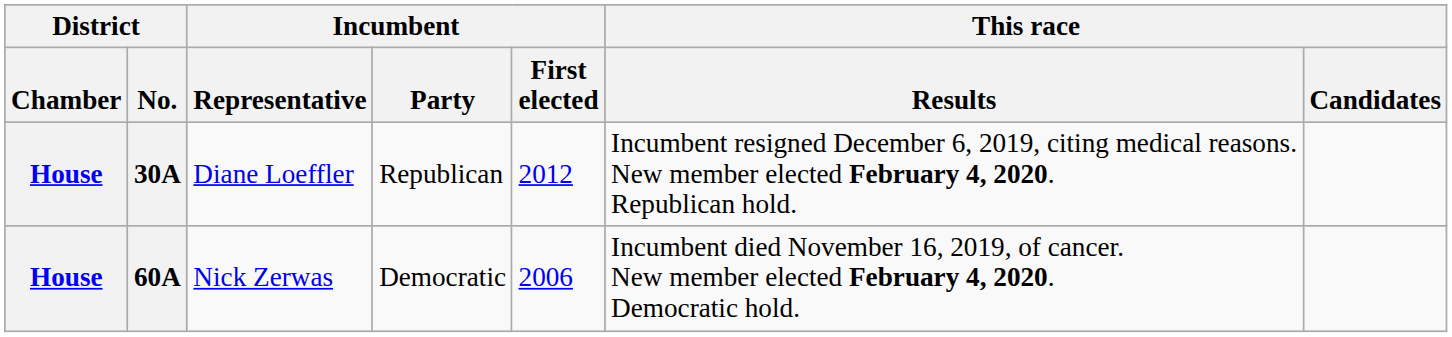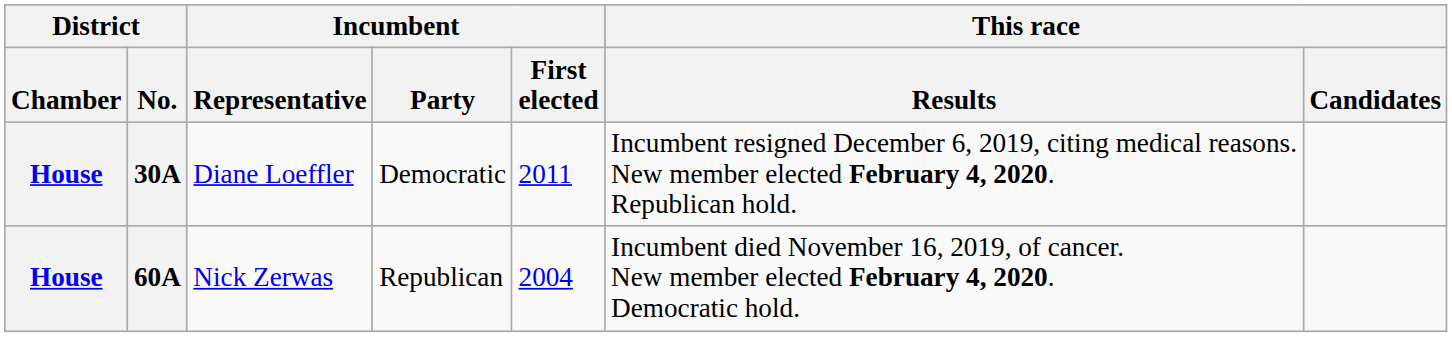(441, 173) Republican -> (443, 173) Democratic
(546, 173) 2012 -> (545, 173) 2011
(443, 277) Democratic -> (441, 277) Republican
(546, 277) 2006 -> (546, 277) 2004
